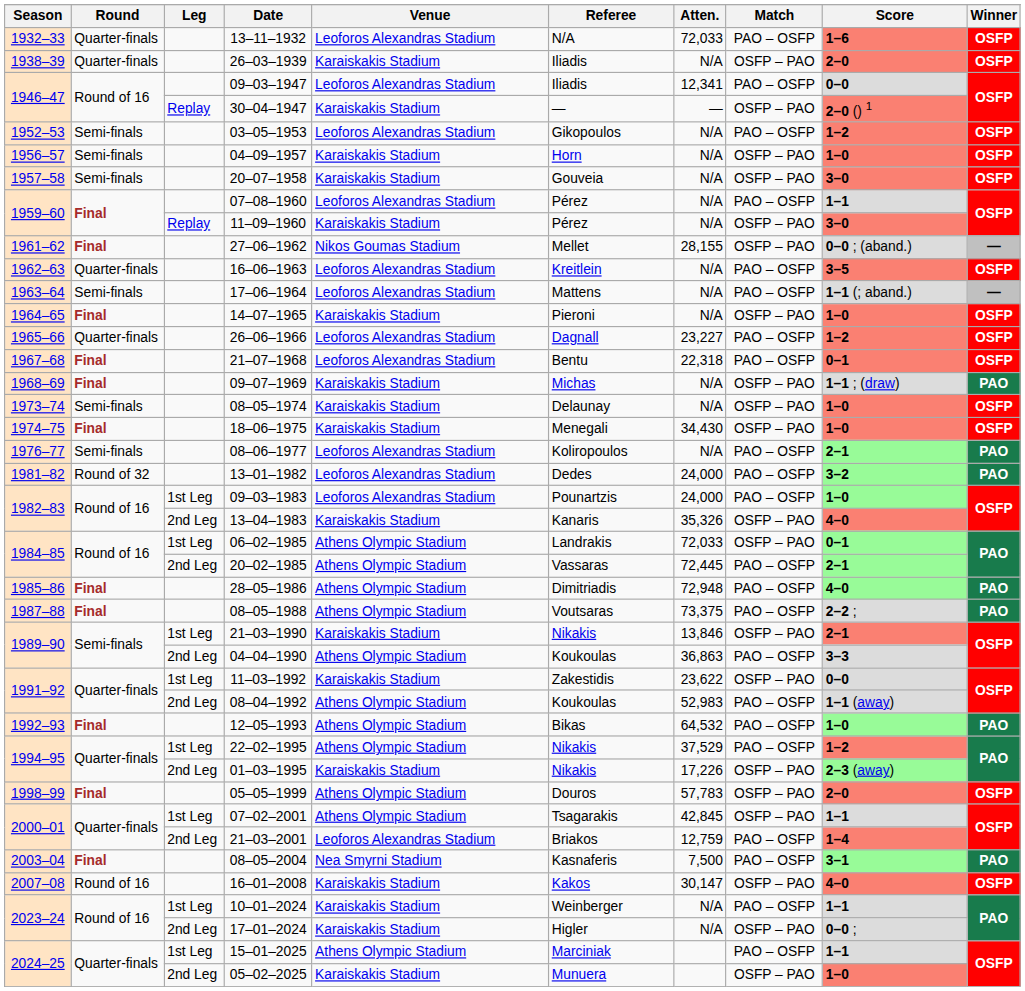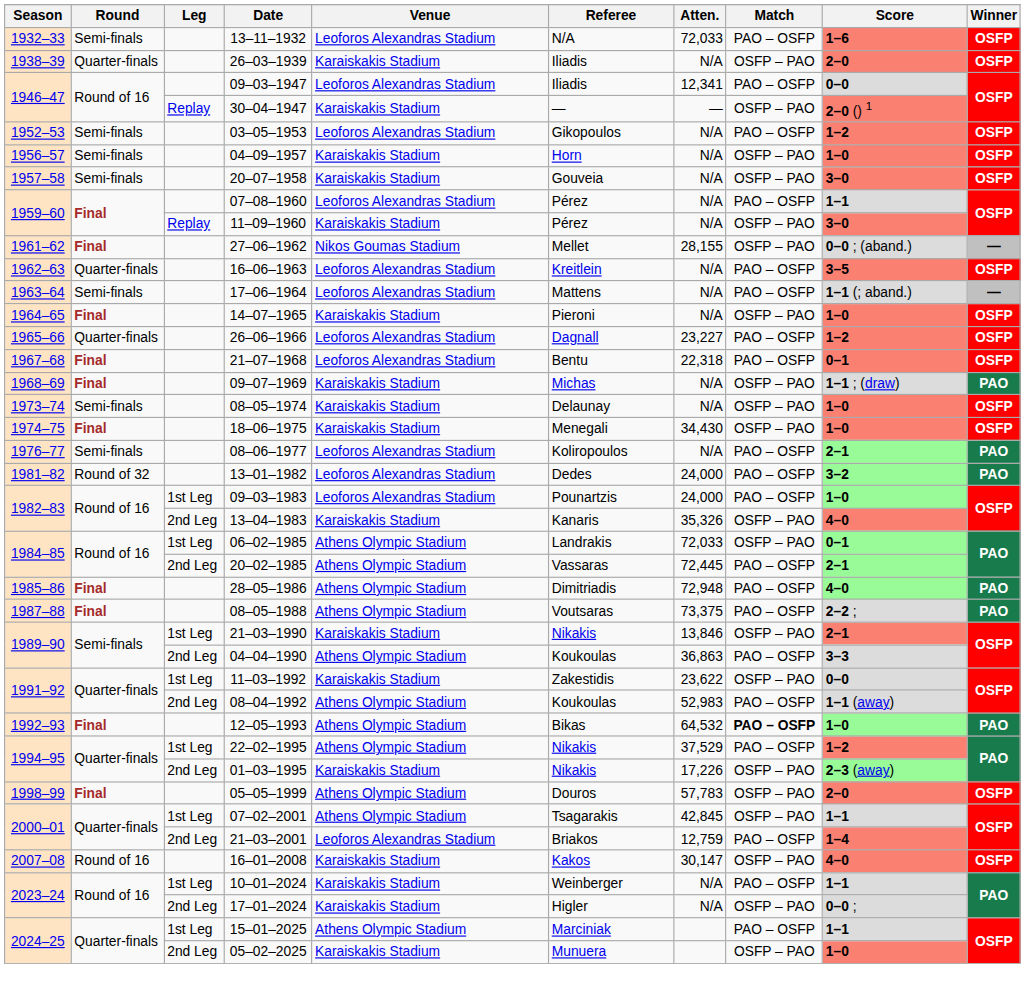(116, 39) Quarter-finals -> (108, 39) Semi-finals
(774, 725) normal -> (774, 725) bold
- row: (268, 861)
